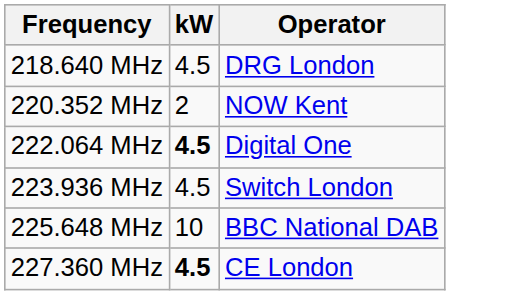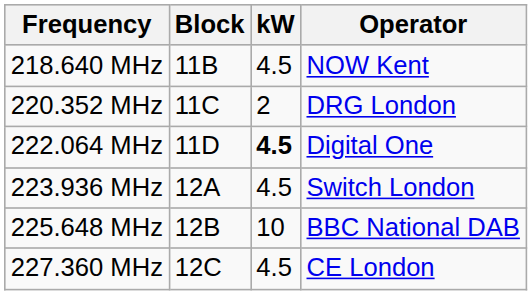+ column: (210, 24)
(300, 65) DRG London -> (368, 65) NOW Kent
(286, 106) NOW Kent -> (381, 106) DRG London
(193, 268) bold -> (274, 268) normal
